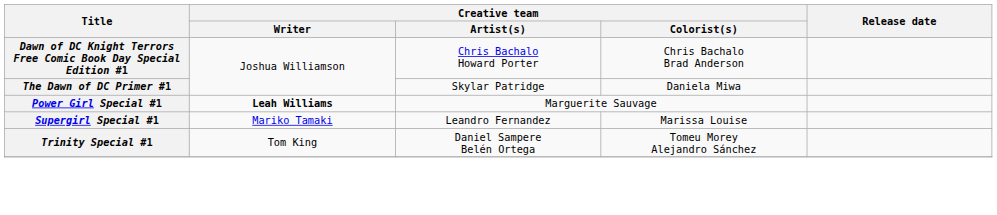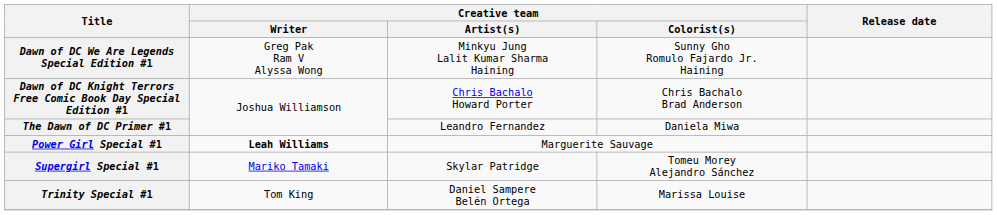+ row: (97, 58)
(498, 87) Skylar Patridge -> (493, 127) Leandro Fernandez
(498, 120) Leandro Fernandez -> (493, 167) Skylar Patridge
(704, 120) Marissa Louise -> (702, 167) Tomeu Morey Alejandro Sánchez
(704, 143) Tomeu Morey Alejandro Sánchez -> (702, 195) Marissa Louise
